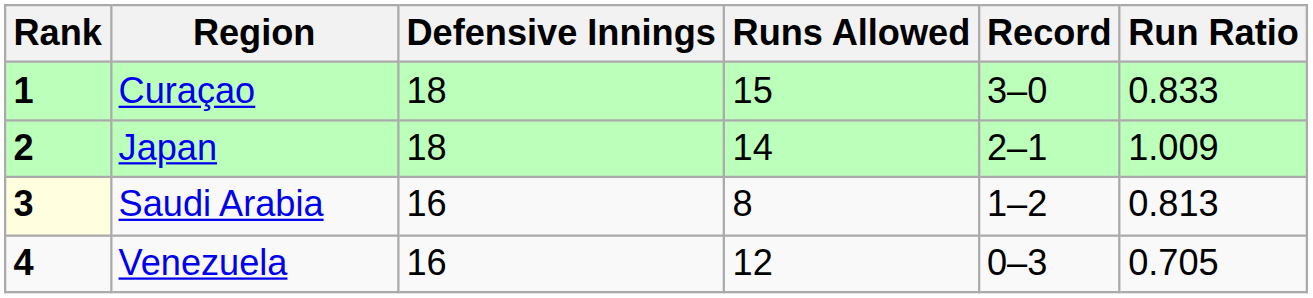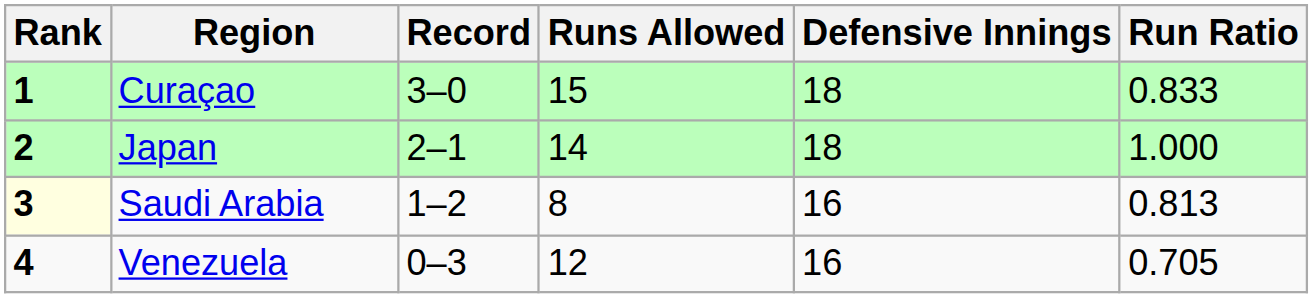columns swapped: (1049, 33) <-> (561, 33)
(1173, 147) 1.009 -> (1173, 147) 1.000
